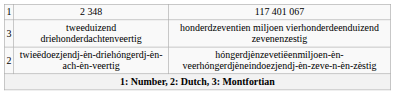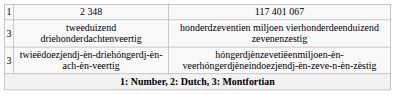(9, 60) 2 -> (9, 60) 3
